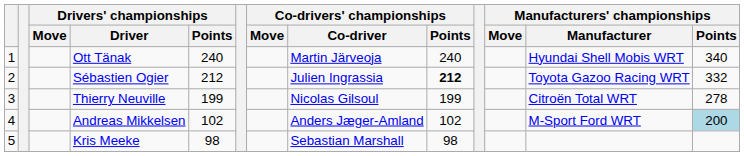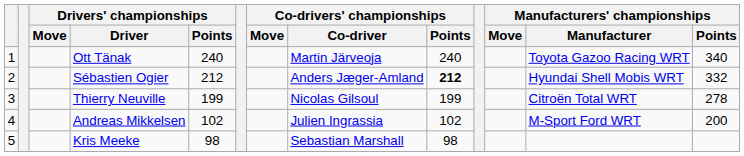(606, 57) Hyundai Shell Mobis WRT -> (609, 57) Toyota Gazoo Racing WRT
(337, 78) Julien Ingrassia -> (357, 78) Anders Jæger-Amland
(609, 78) Toyota Gazoo Racing WRT -> (606, 78) Hyundai Shell Mobis WRT
(357, 120) Anders Jæger-Amland -> (337, 120) Julien Ingrassia
(716, 120) lightblue background -> (716, 120) no background
